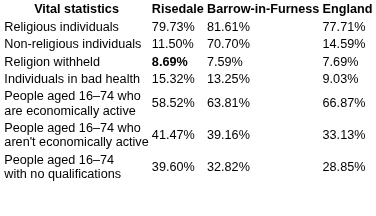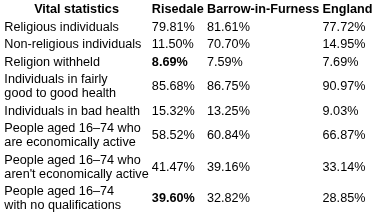(173, 26) 79.73% -> (173, 26) 79.81%
(344, 26) 77.71% -> (344, 26) 77.72%
(344, 44) 14.59% -> (344, 44) 14.95%
+ row: (60, 86)
(228, 103) 63.81% -> (228, 135) 60.84%
(344, 135) 33.13% -> (344, 166) 33.14%
(173, 166) normal -> (173, 198) bold
